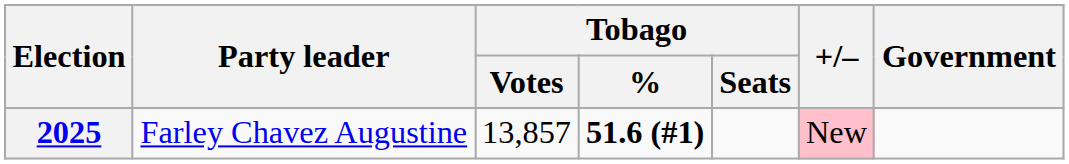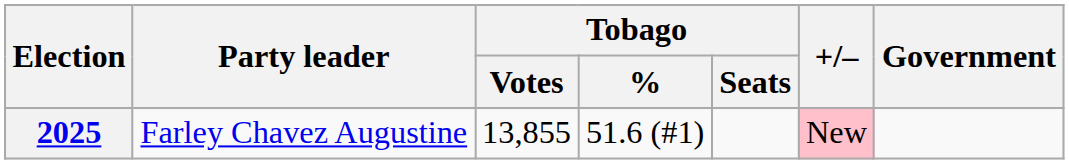(527, 132) 13,857 -> (527, 132) 13,855
(645, 132) bold -> (645, 132) normal
